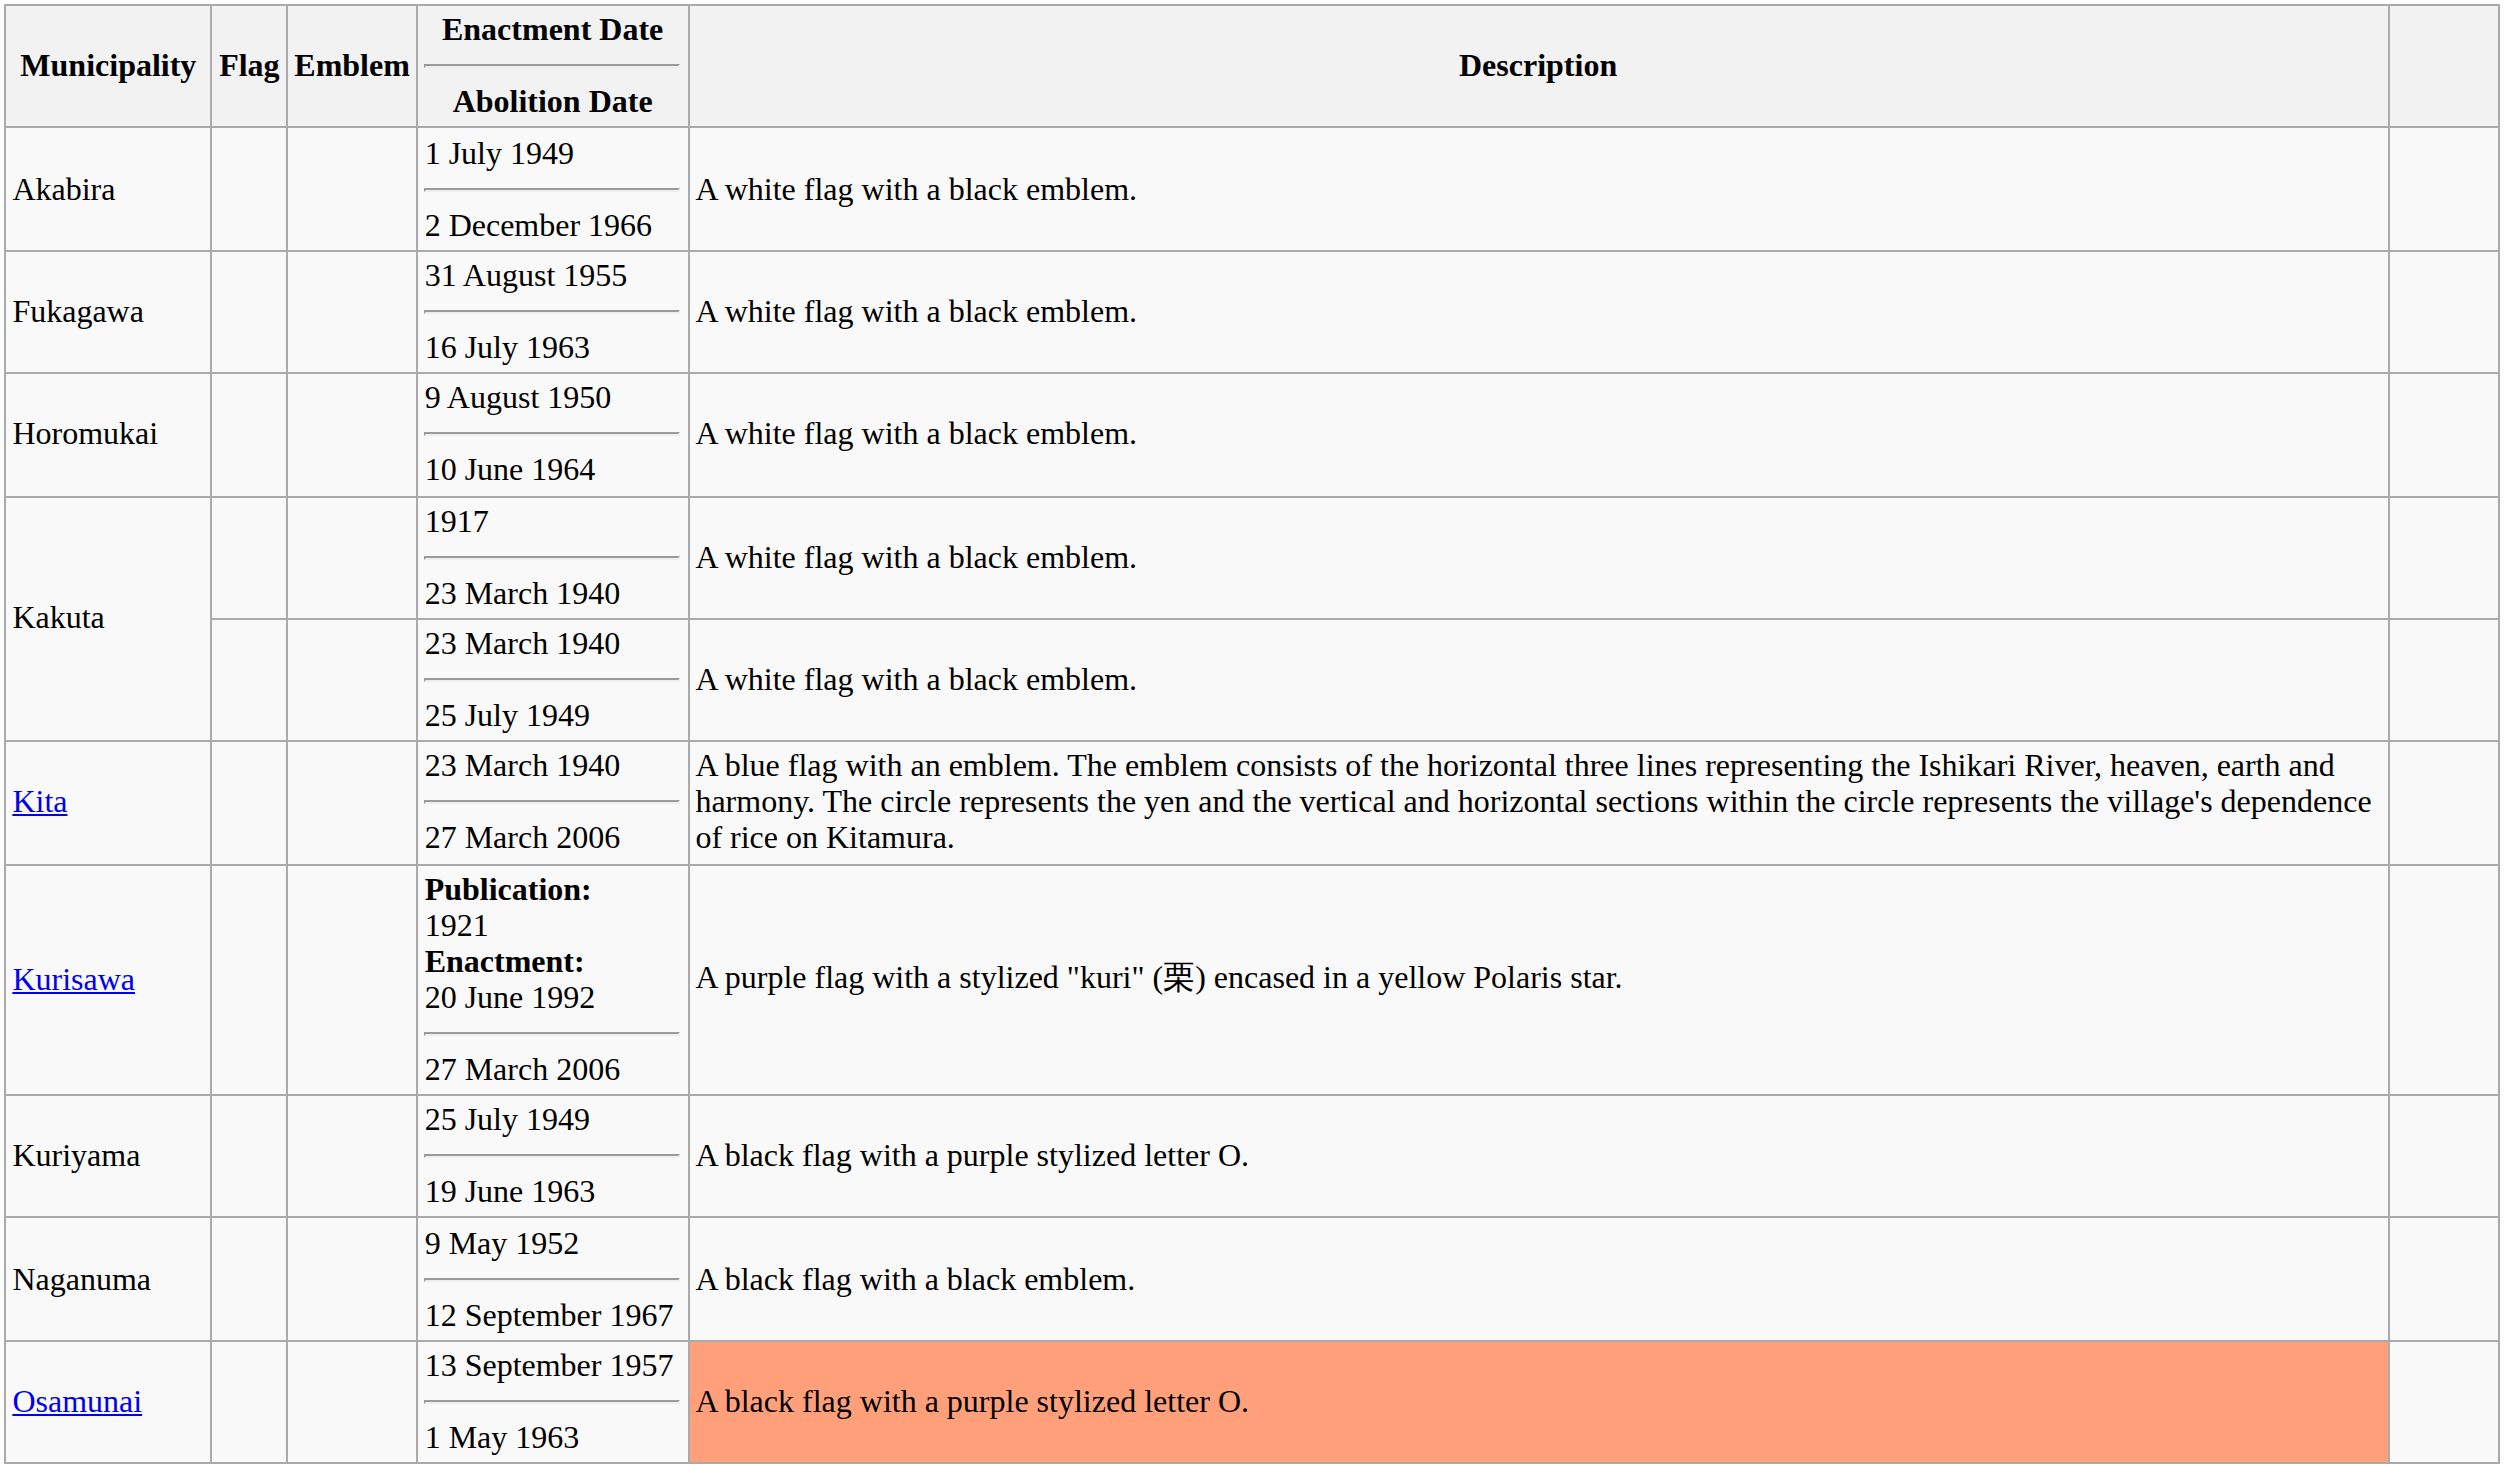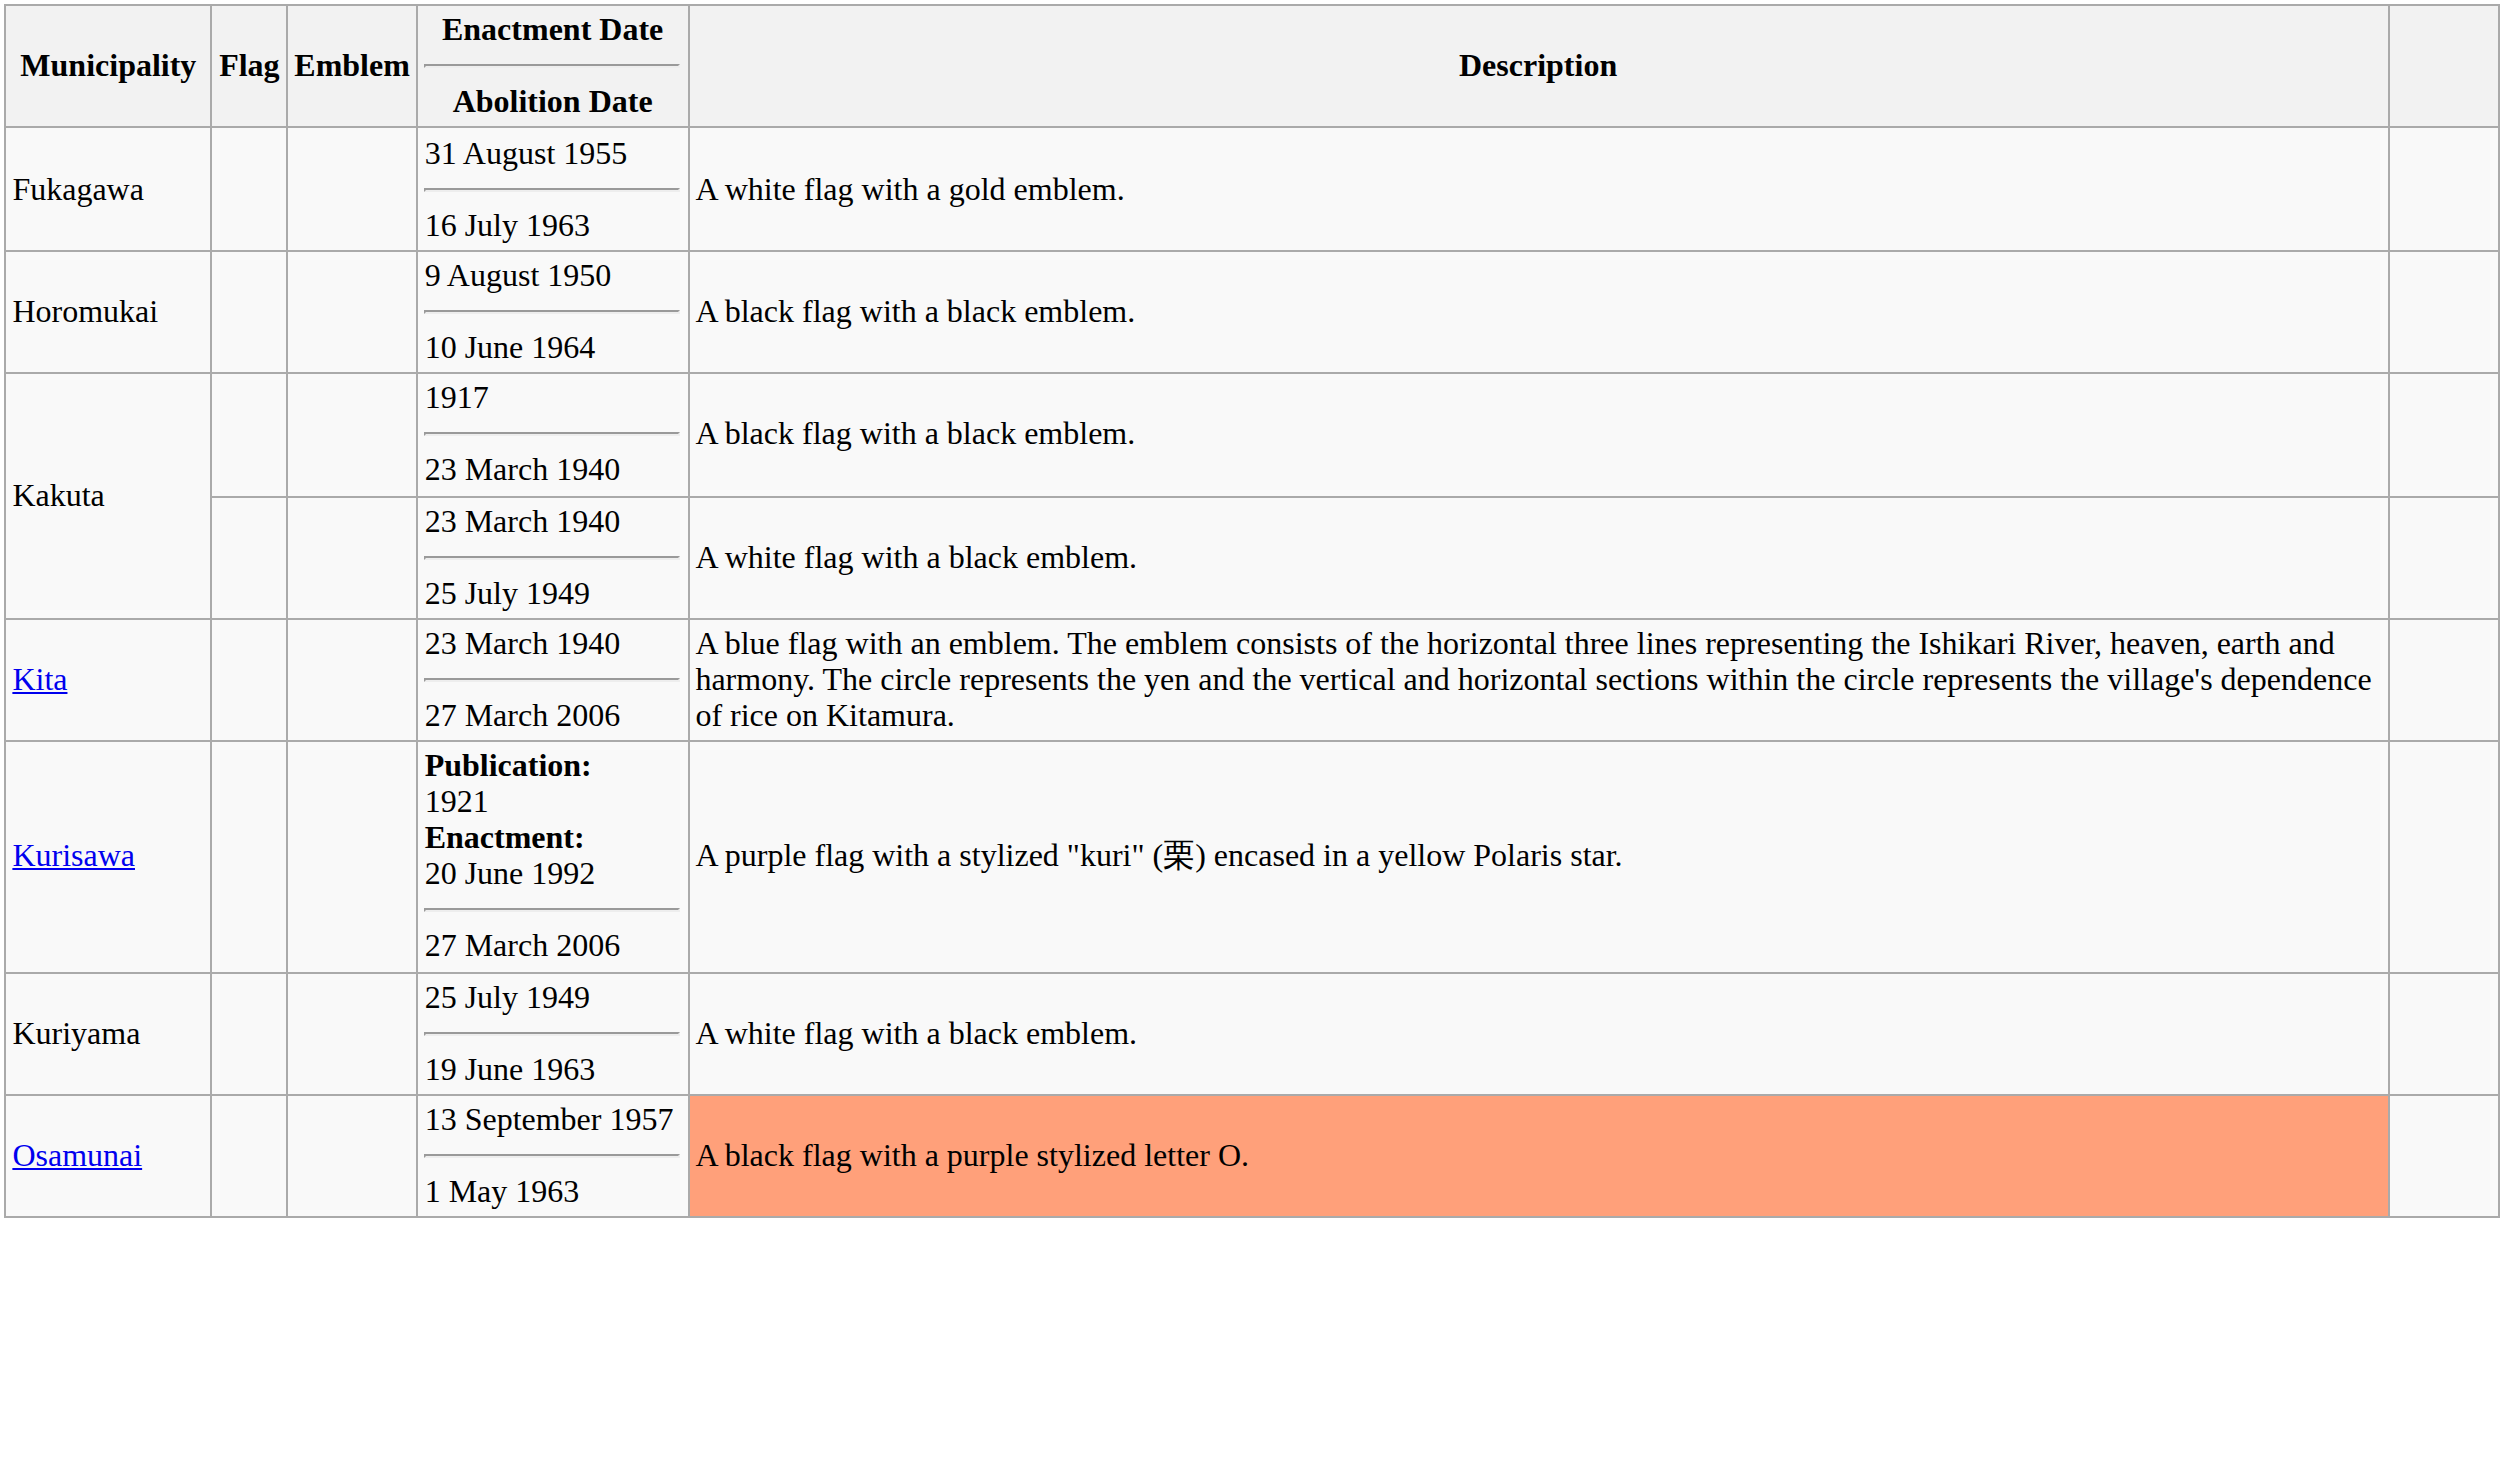- row: (553, 188)
(916, 311) A white flag with a black emblem. -> (910, 188) A white flag with a gold emblem.
(916, 434) A white flag with a black emblem. -> (915, 311) A black flag with a black emblem.
(916, 556) A white flag with a black emblem. -> (915, 434) A black flag with a black emblem.
(972, 1155) A black flag with a purple stylized letter O. -> (916, 1033) A white flag with a black emblem.
- row: (553, 1278)
